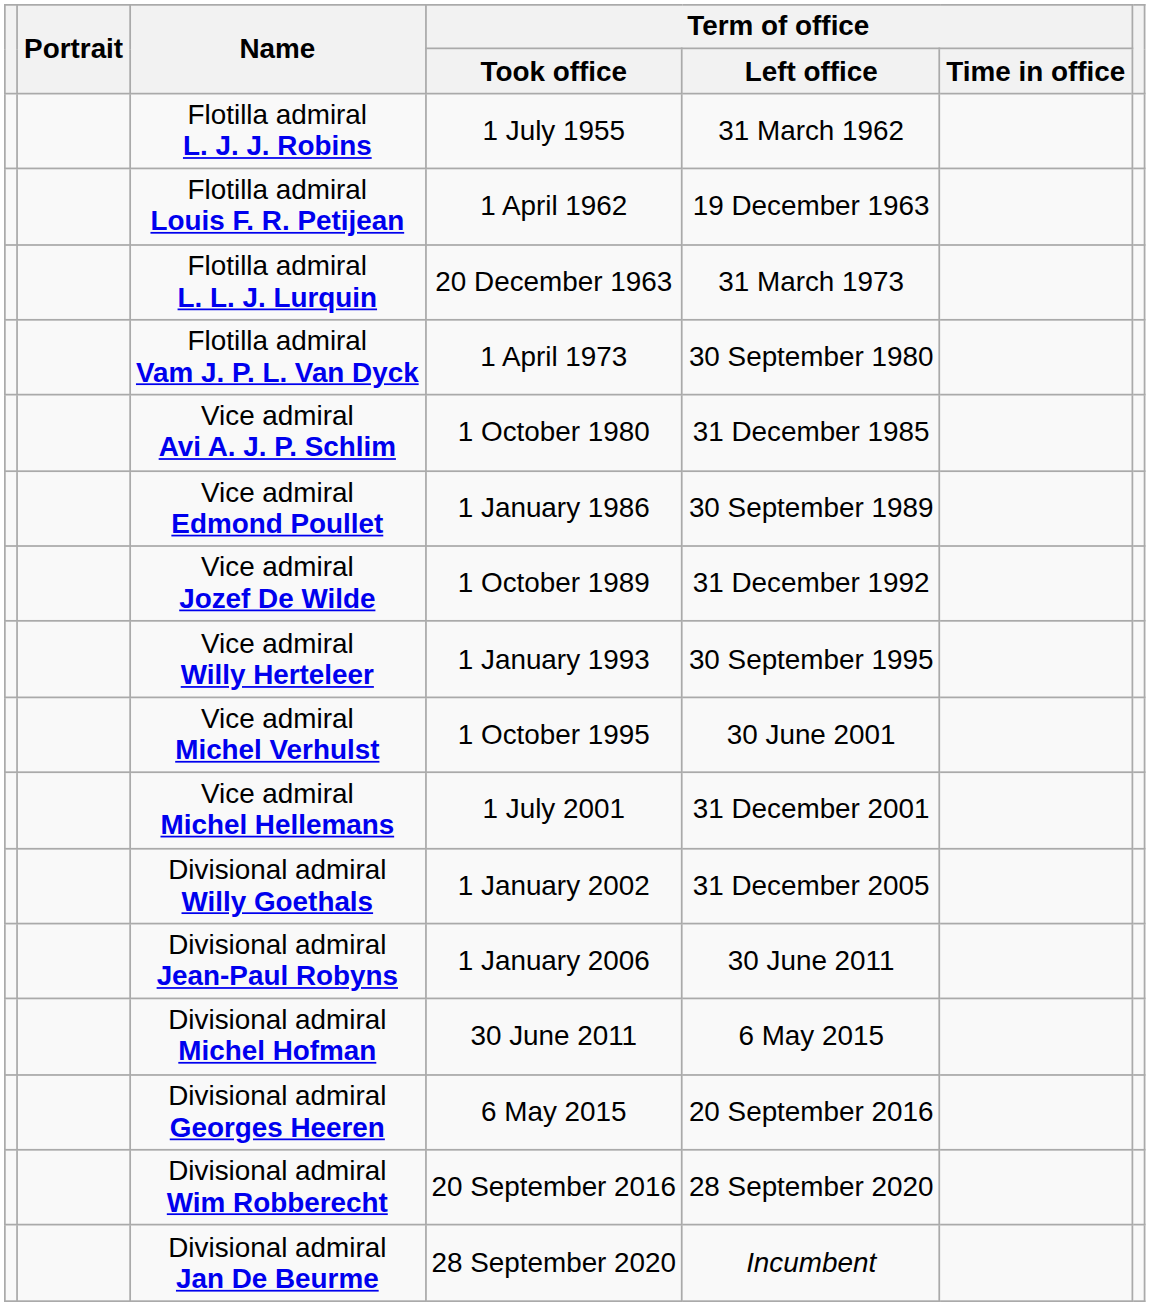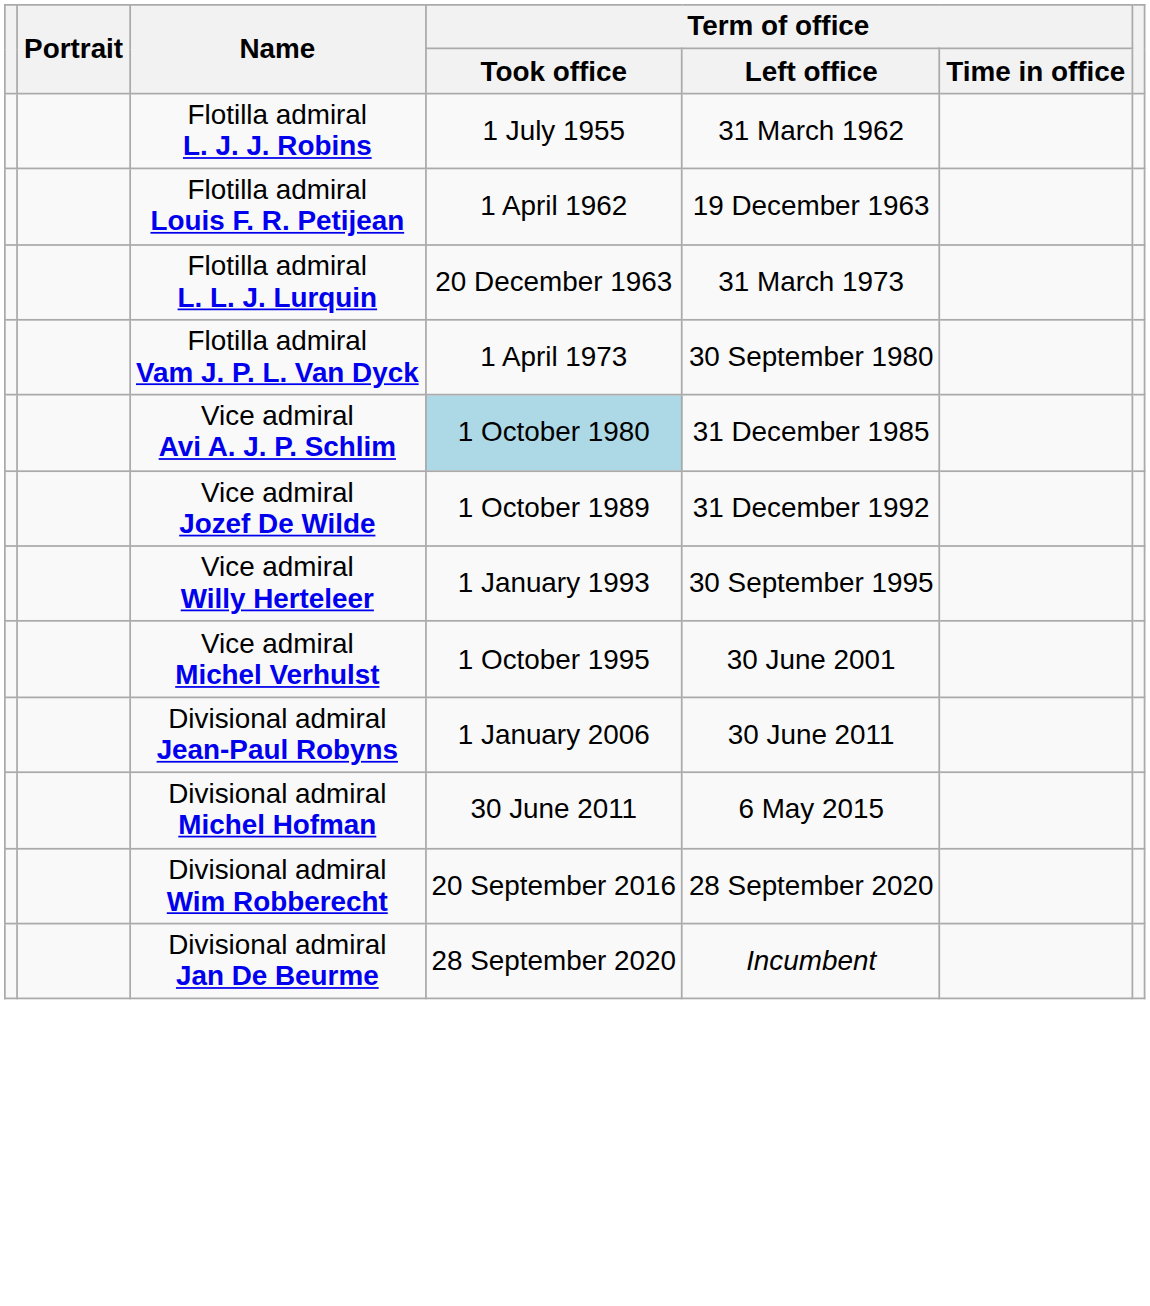(554, 432) no background -> (554, 432) lightblue background
- row: (277, 507)
- row: (277, 809)
- row: (277, 885)
- row: (277, 1111)
